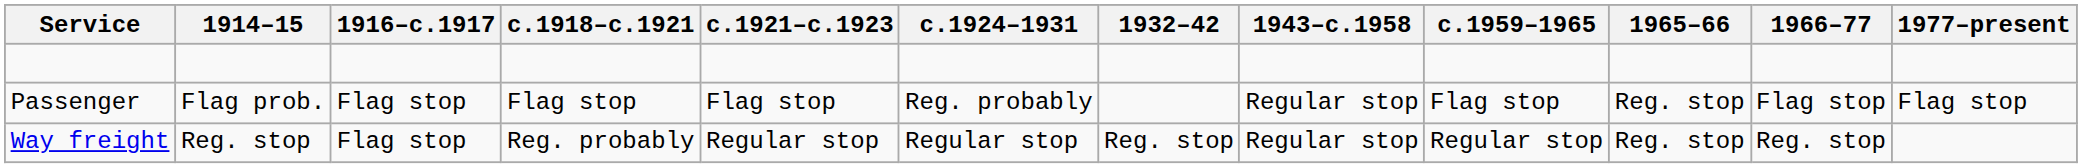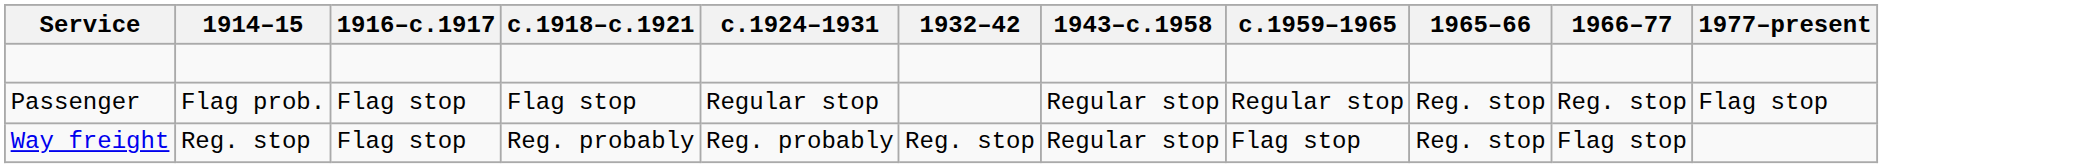- column: (800, 25)
(999, 103) Reg. probably -> (793, 103) Regular stop
(1495, 103) Flag stop -> (1318, 103) Regular stop
(1821, 103) Flag stop -> (1622, 103) Reg. stop
(992, 142) Regular stop -> (800, 142) Reg. probably
(1517, 142) Regular stop -> (1296, 142) Flag stop
(1821, 142) Reg. stop -> (1622, 142) Flag stop
